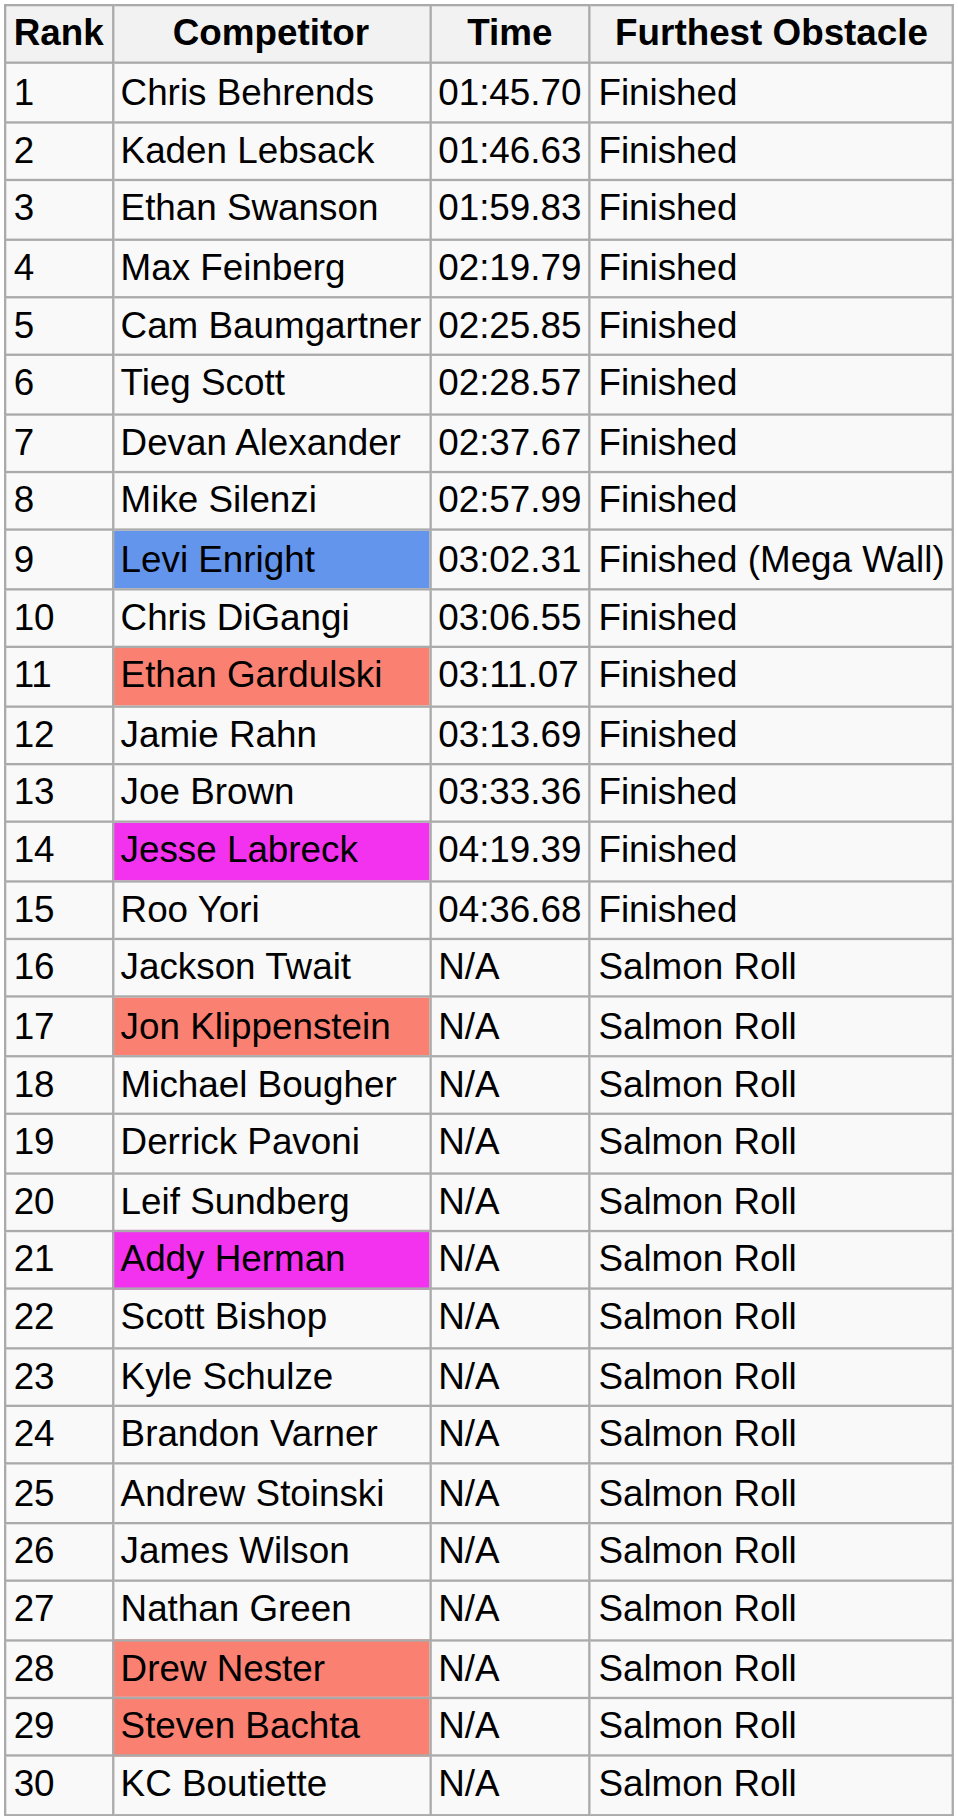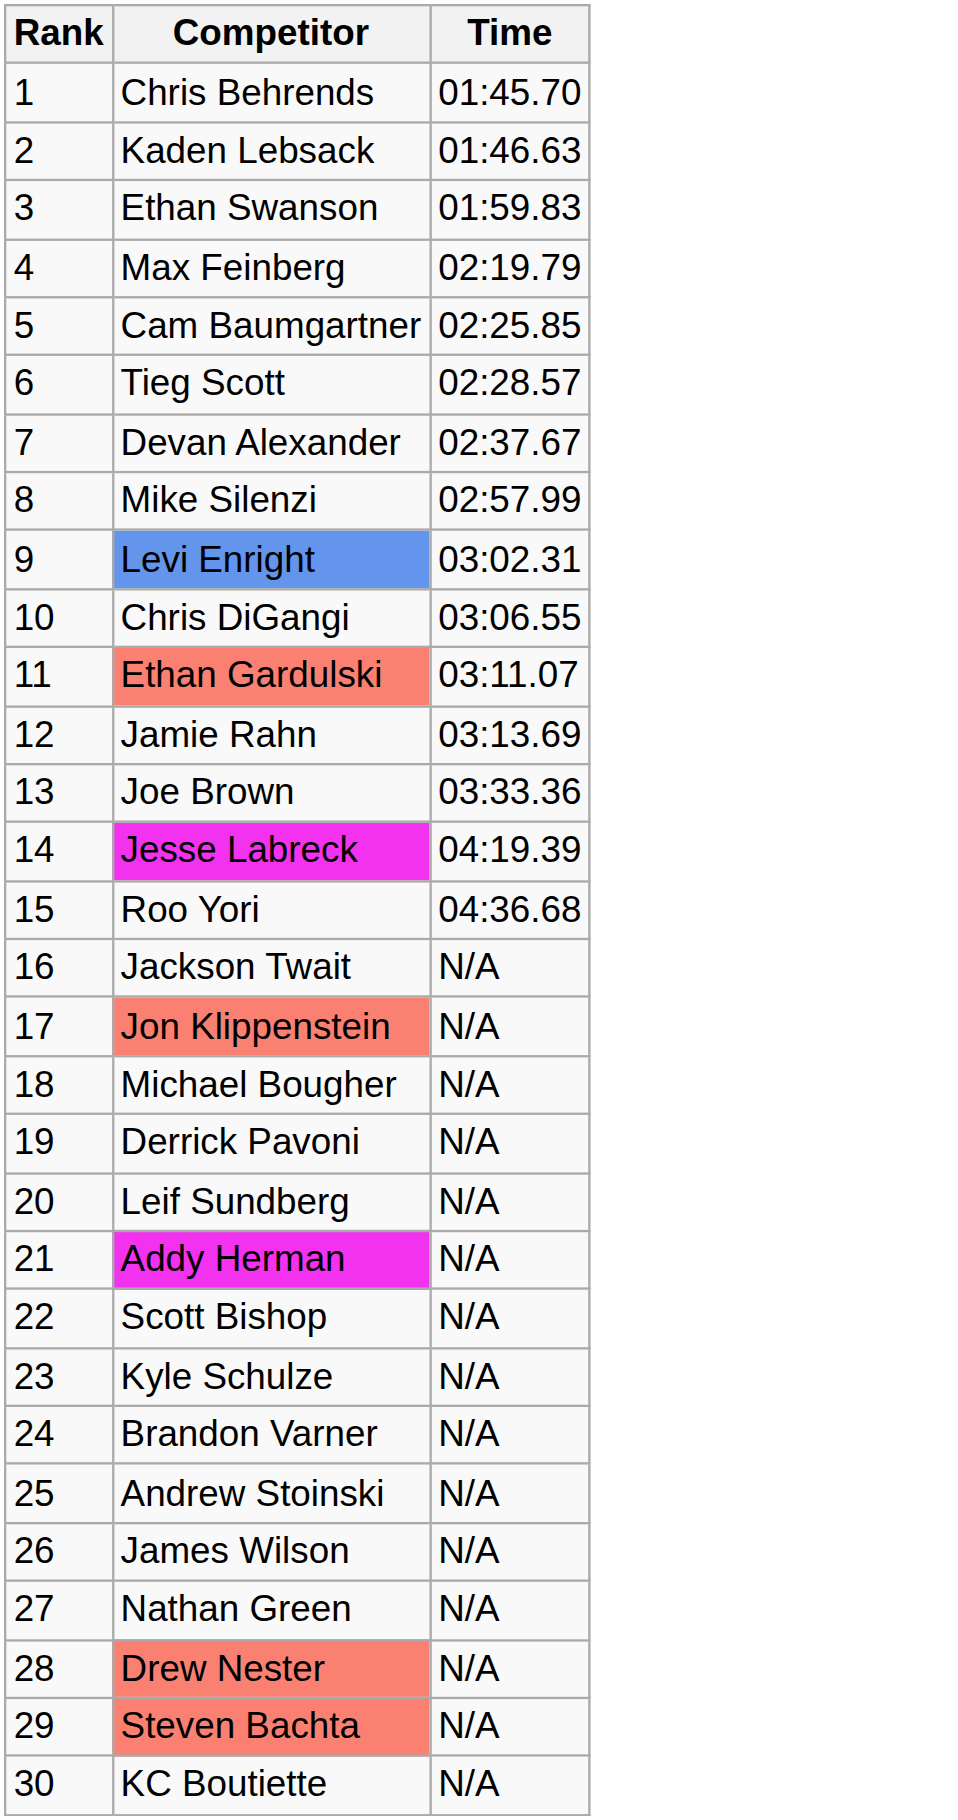- column: (772, 33)
